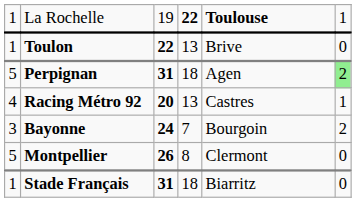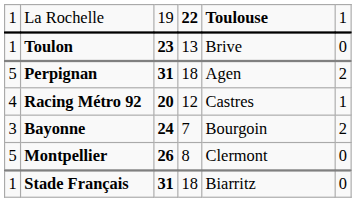(166, 46) 22 -> (166, 46) 23
(343, 74) lightgreen background -> (343, 74) no background
(190, 101) 13 -> (190, 101) 12
